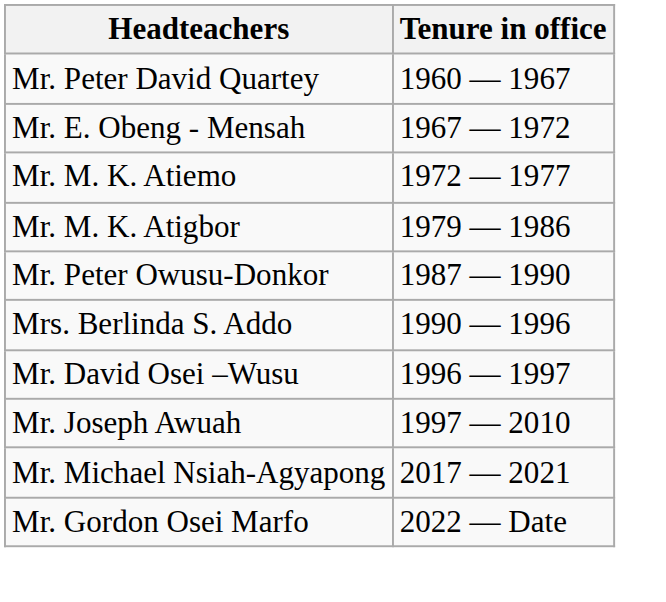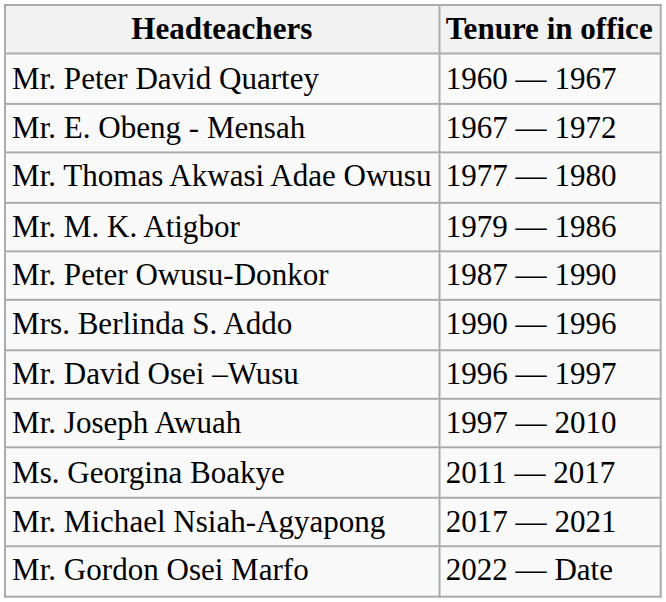- row: (124, 176)
+ row: (222, 176)
+ row: (148, 472)
